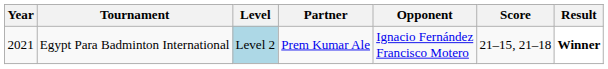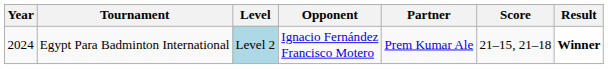columns swapped: (326, 15) <-> (425, 15)
(21, 45) 2021 -> (21, 45) 2024
